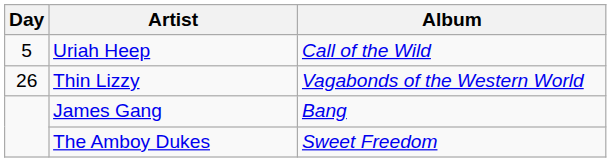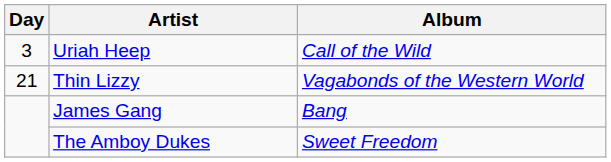(27, 50) 5 -> (27, 50) 3
(27, 80) 26 -> (27, 80) 21
